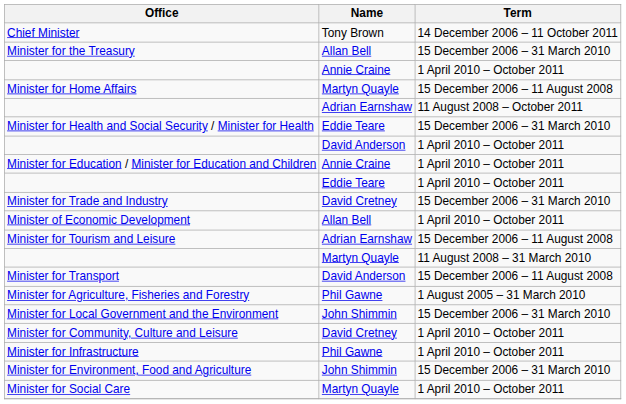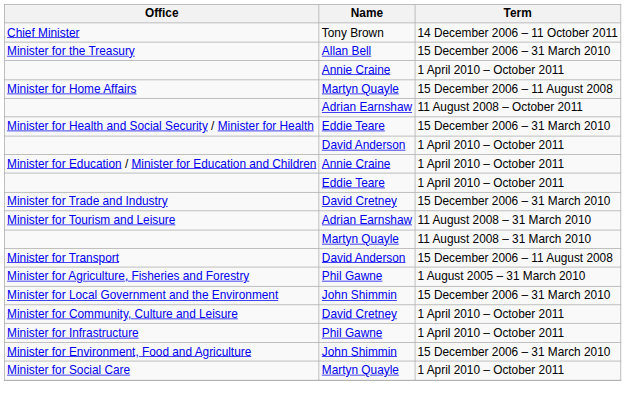- row: (99, 220)
(515, 239) 15 December 2006 – 11 August 2008 -> (504, 220) 11 August 2008 – 31 March 2010
